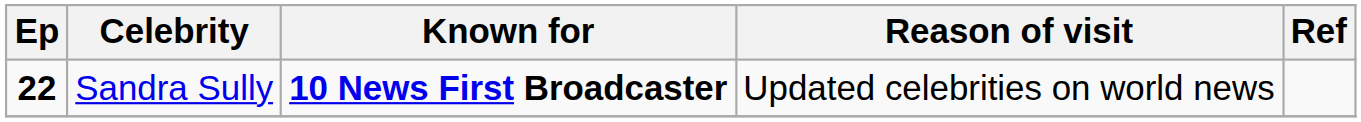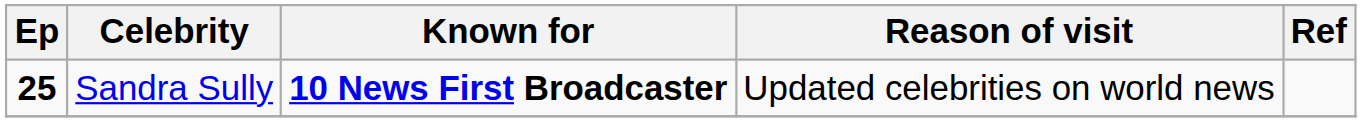(37, 87) 22 -> (37, 87) 25
